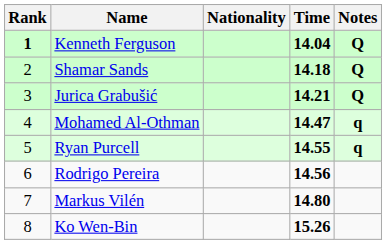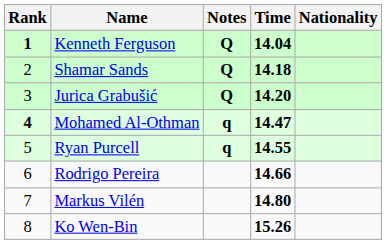columns swapped: (246, 17) <-> (358, 17)
(312, 95) 14.21 -> (273, 95) 14.20
(28, 122) normal -> (28, 122) bold
(312, 174) 14.56 -> (273, 174) 14.66
